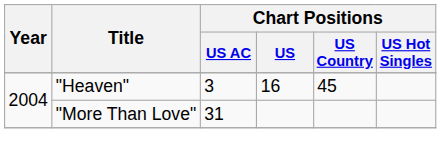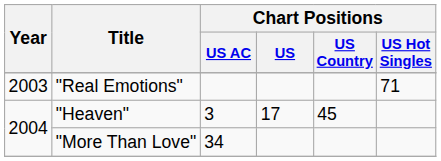+ row: (119, 86)
(271, 86) 16 -> (271, 114) 17
(214, 114) 31 -> (214, 142) 34
